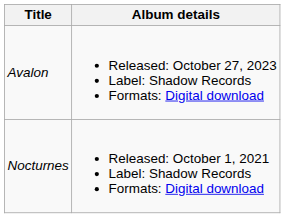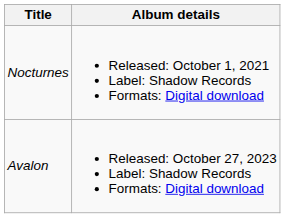rows swapped: (38, 166) <-> (28, 72)
